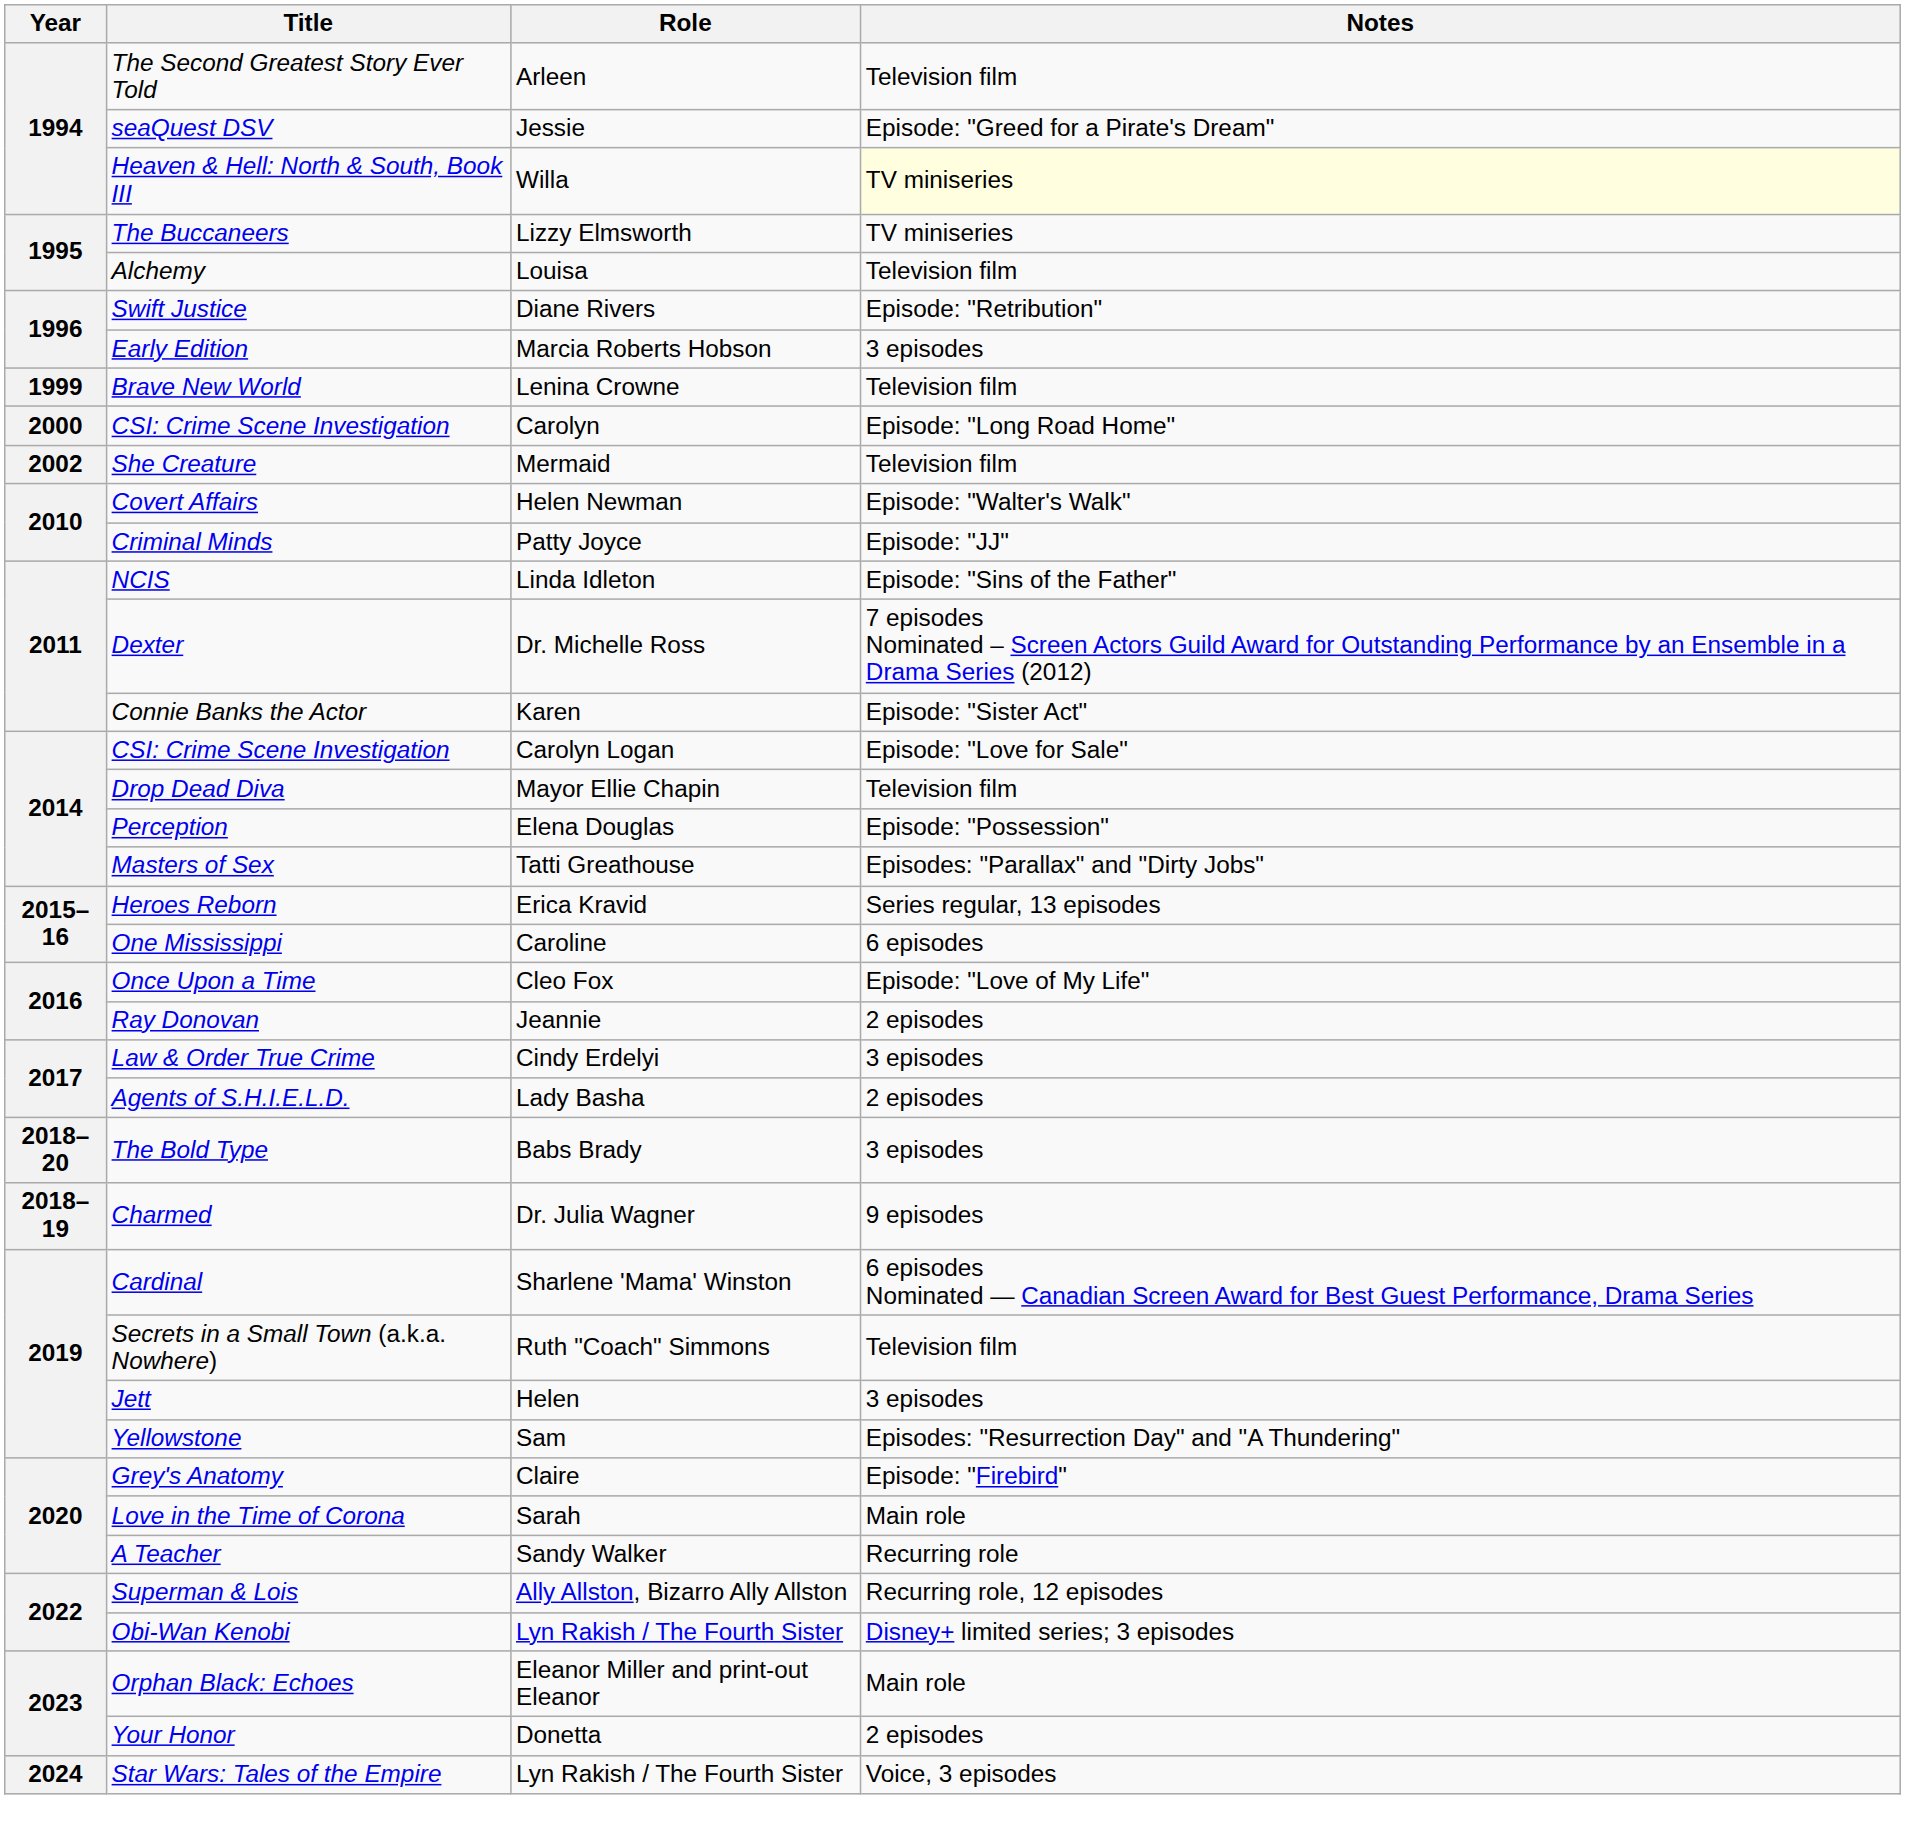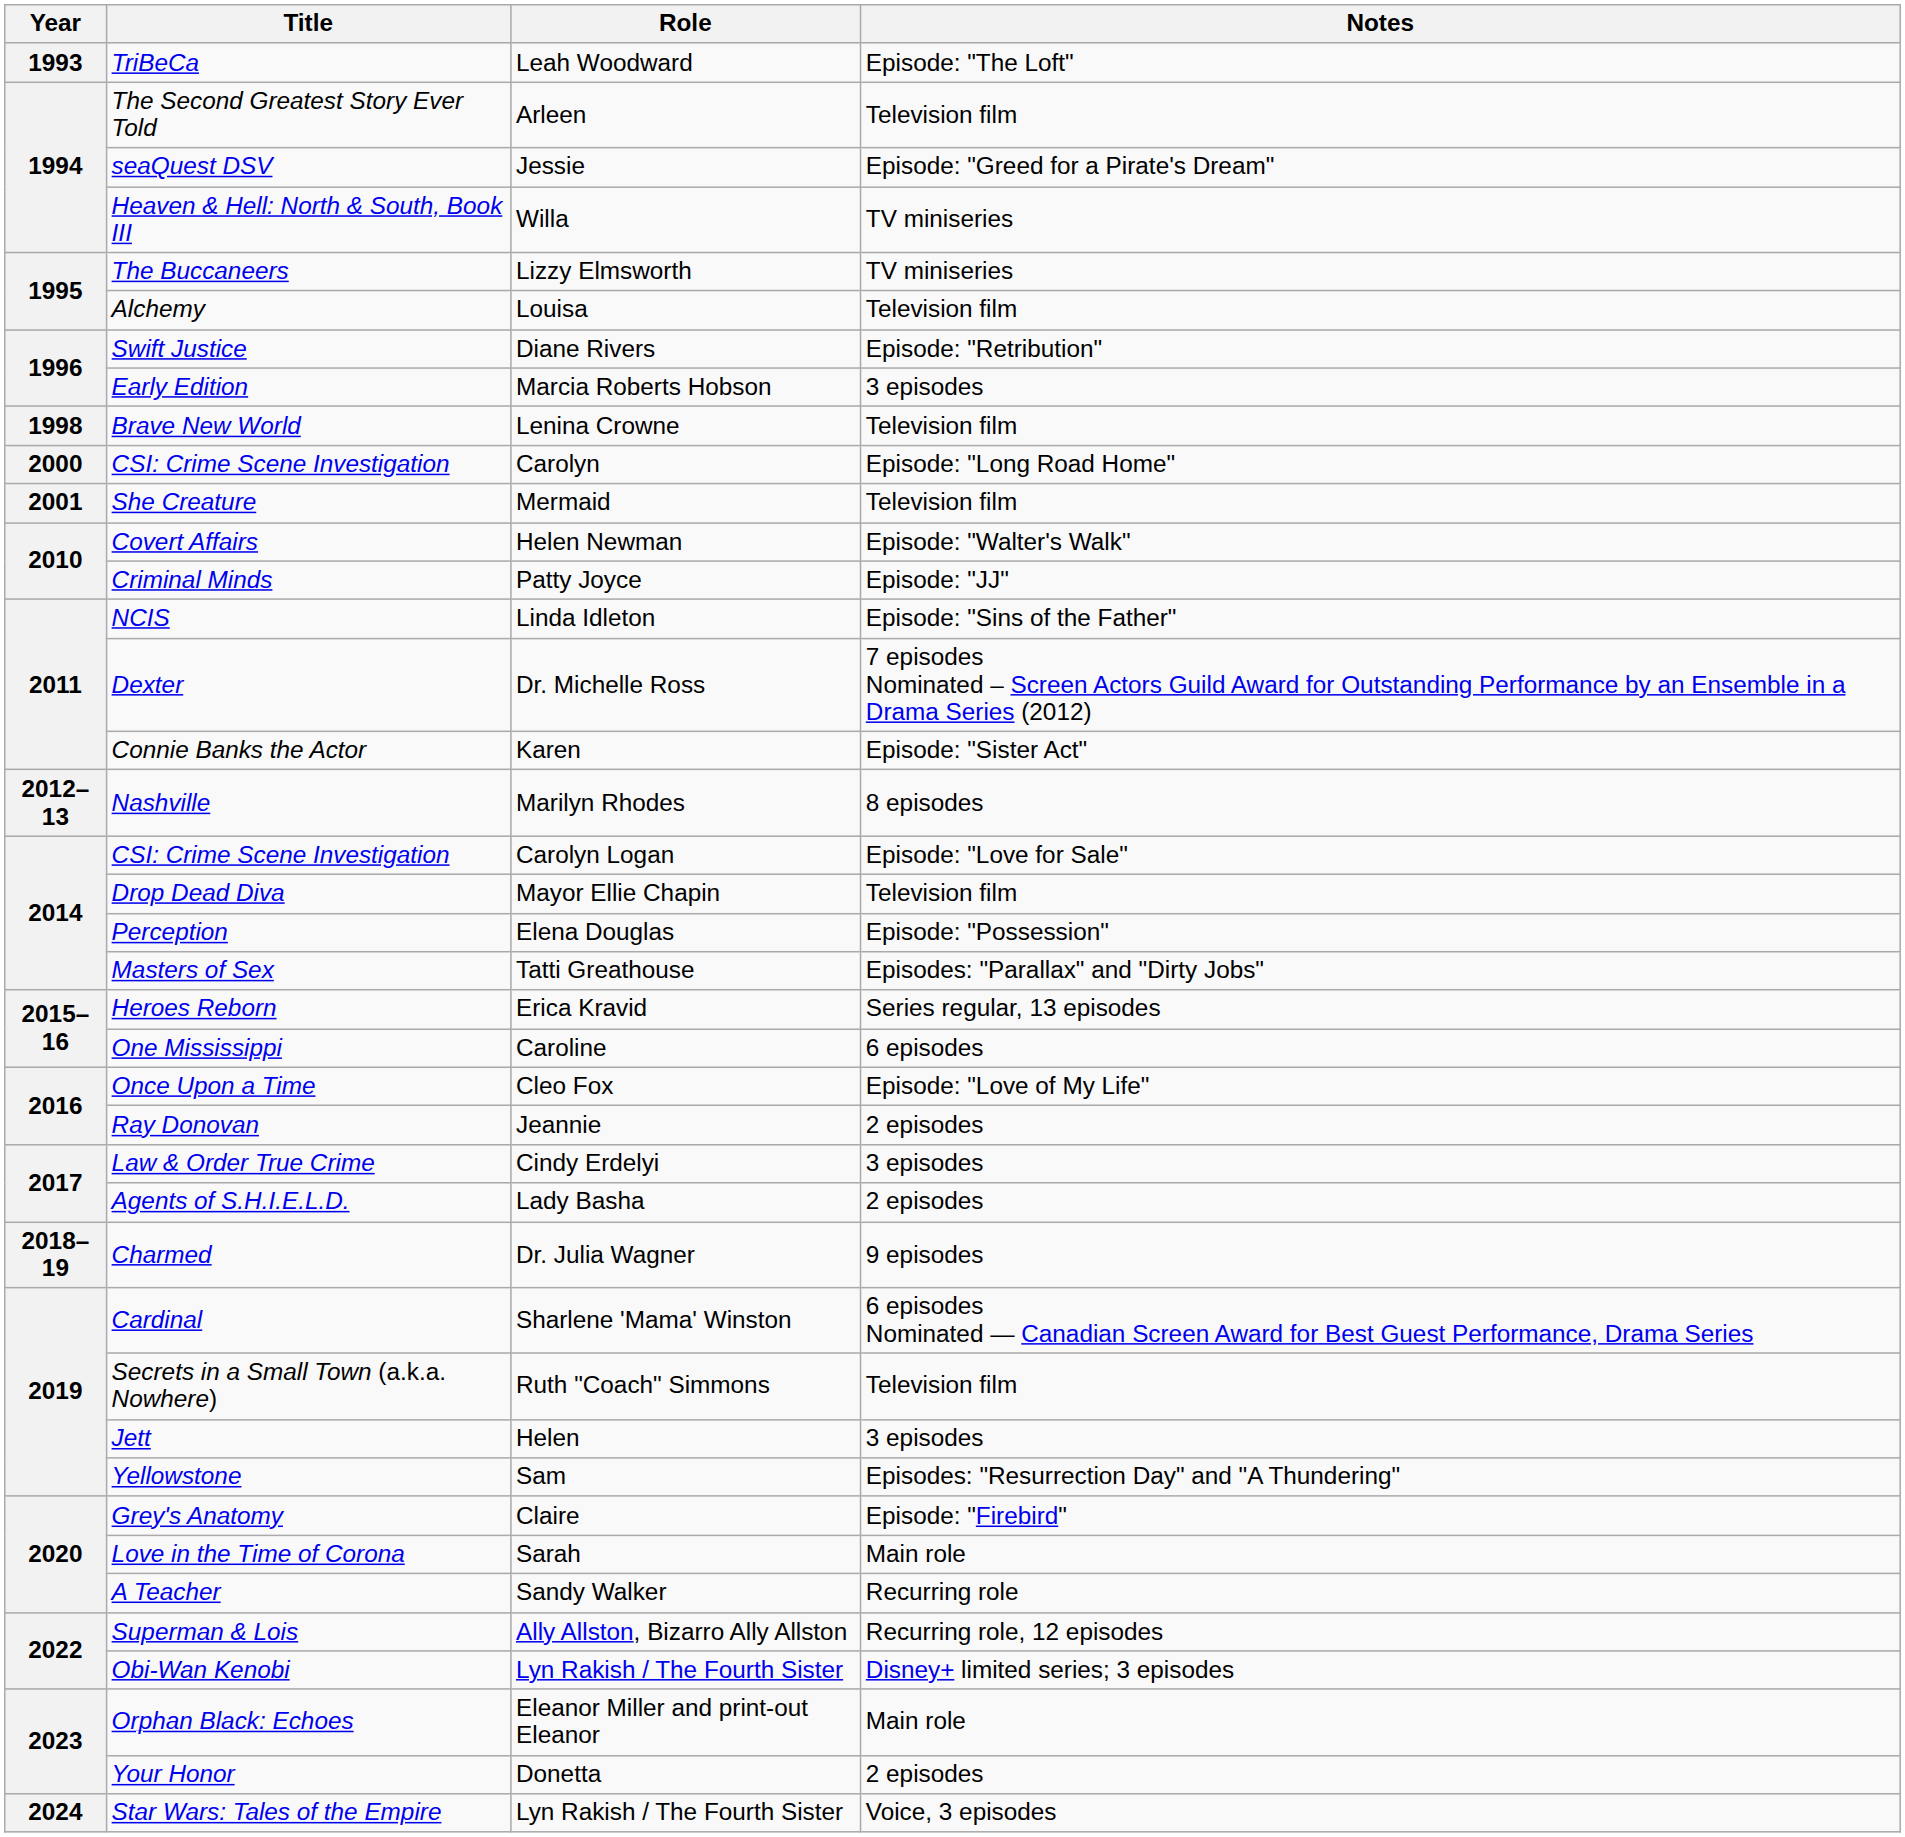+ row: (155, 62)
(939, 180) lightyellow background -> (939, 219) no background
(55, 387) 1999 -> (55, 425) 1998
(55, 464) 2002 -> (55, 502) 2001
+ row: (161, 802)
- row: (190, 1149)
